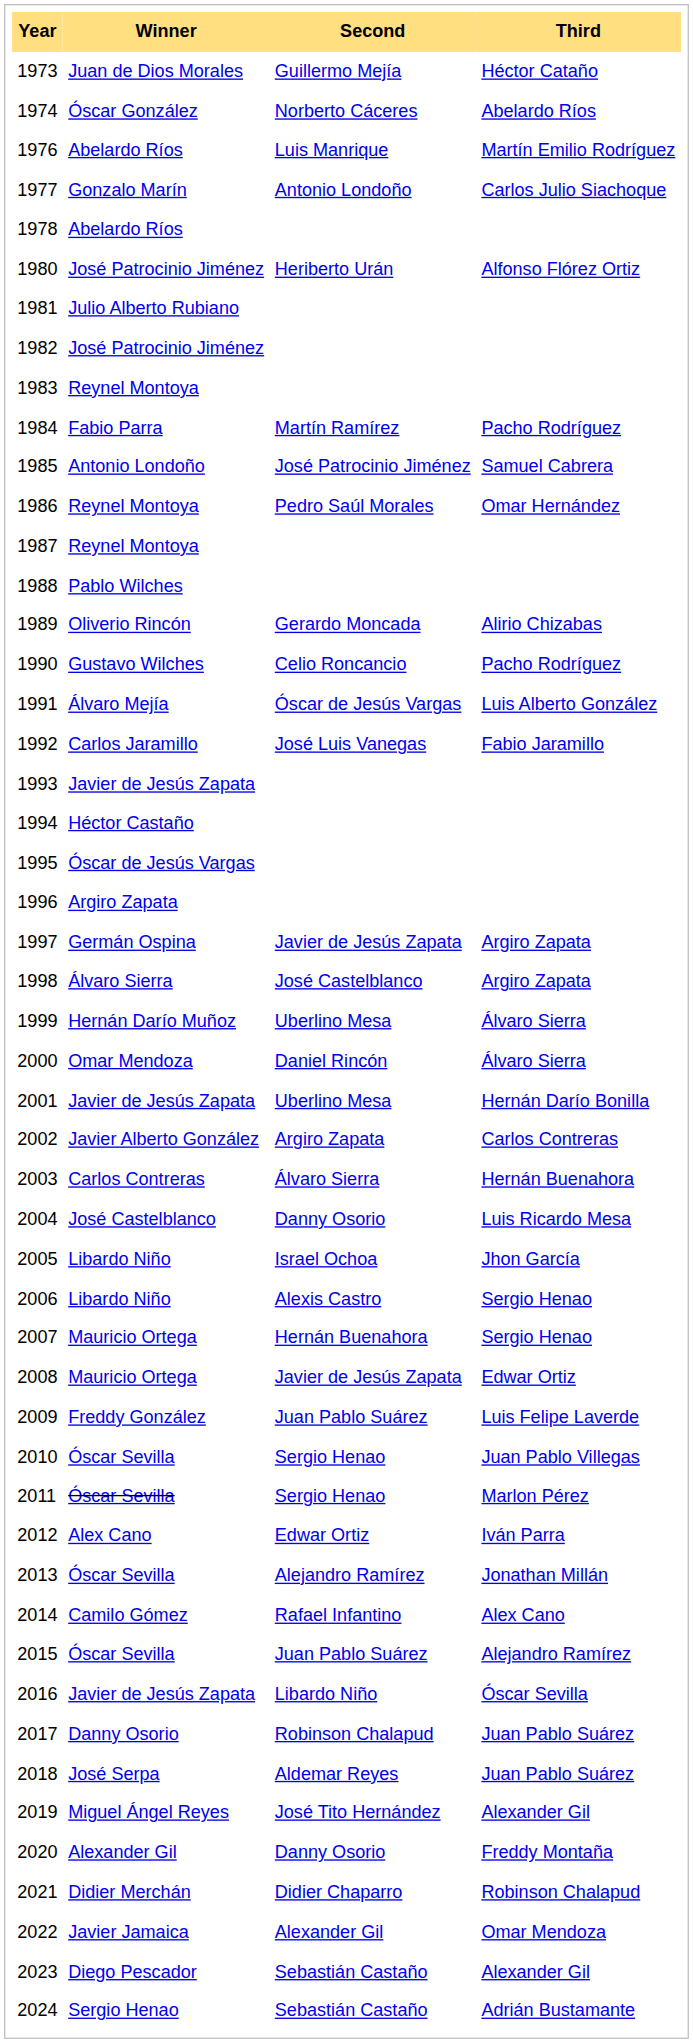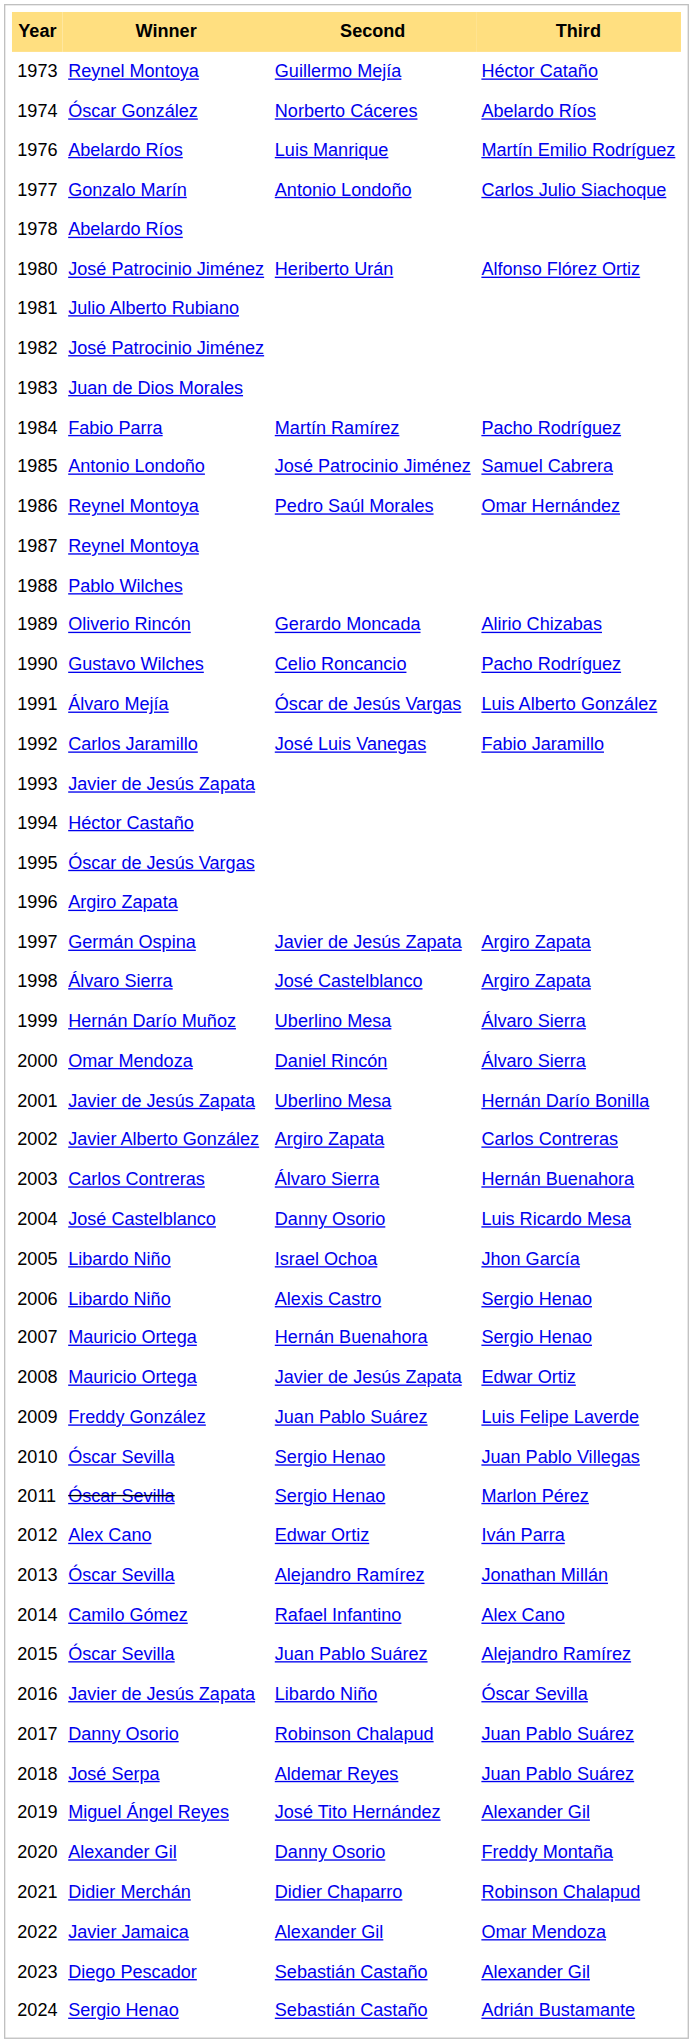(156, 71) Juan de Dios Morales -> (133, 71) Reynel Montoya
(133, 388) Reynel Montoya -> (156, 388) Juan de Dios Morales
